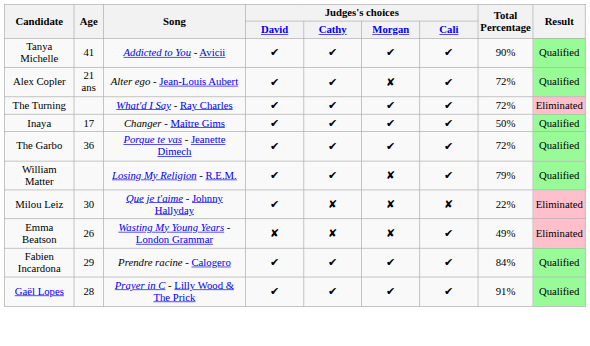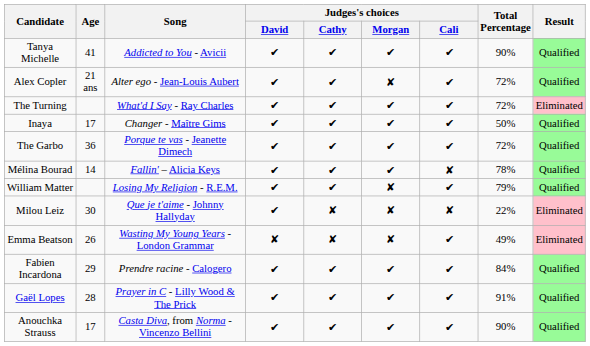+ row: (40, 169)
+ row: (40, 327)
